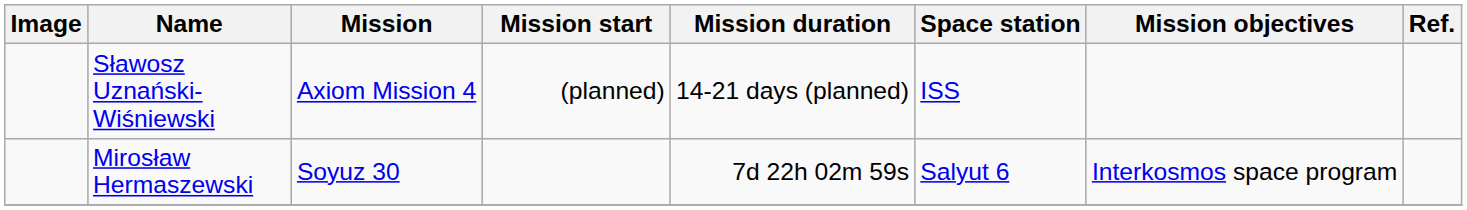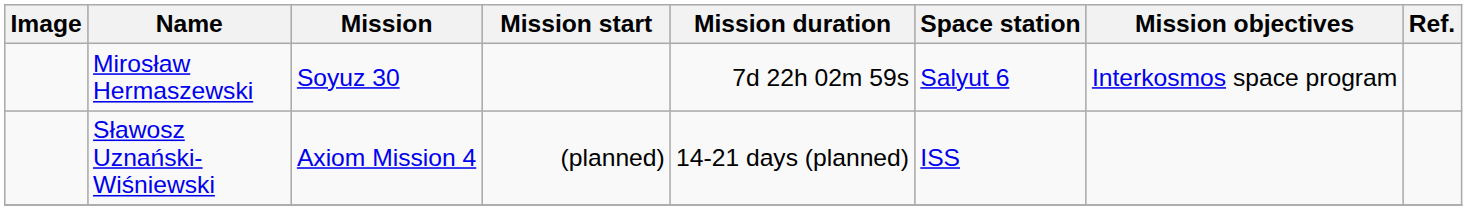rows swapped: (173, 171) <-> (154, 90)
